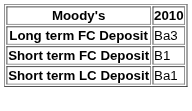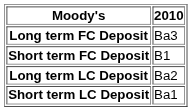+ row: (79, 75)
